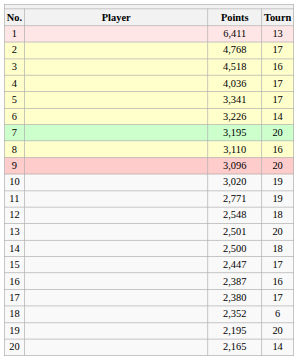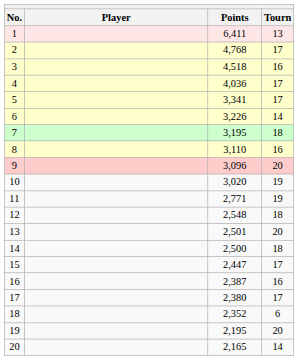(278, 132) 20 -> (278, 132) 18
